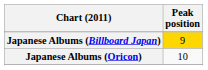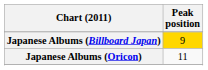(183, 56) 10 -> (183, 56) 11
